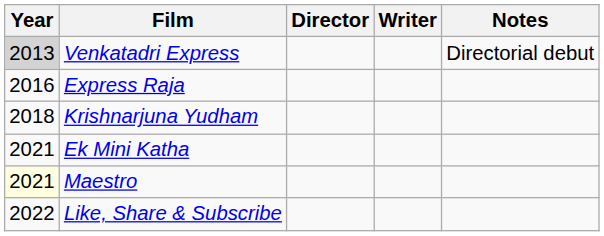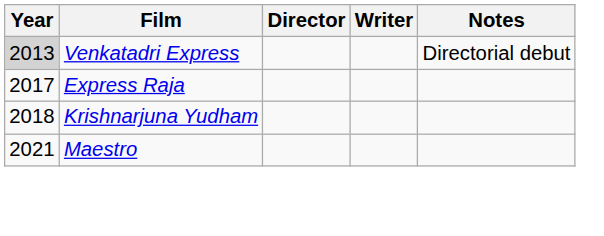(32, 85) 2016 -> (32, 85) 2017
- row: (127, 149)
(32, 181) lightyellow background -> (32, 149) no background
- row: (173, 213)
